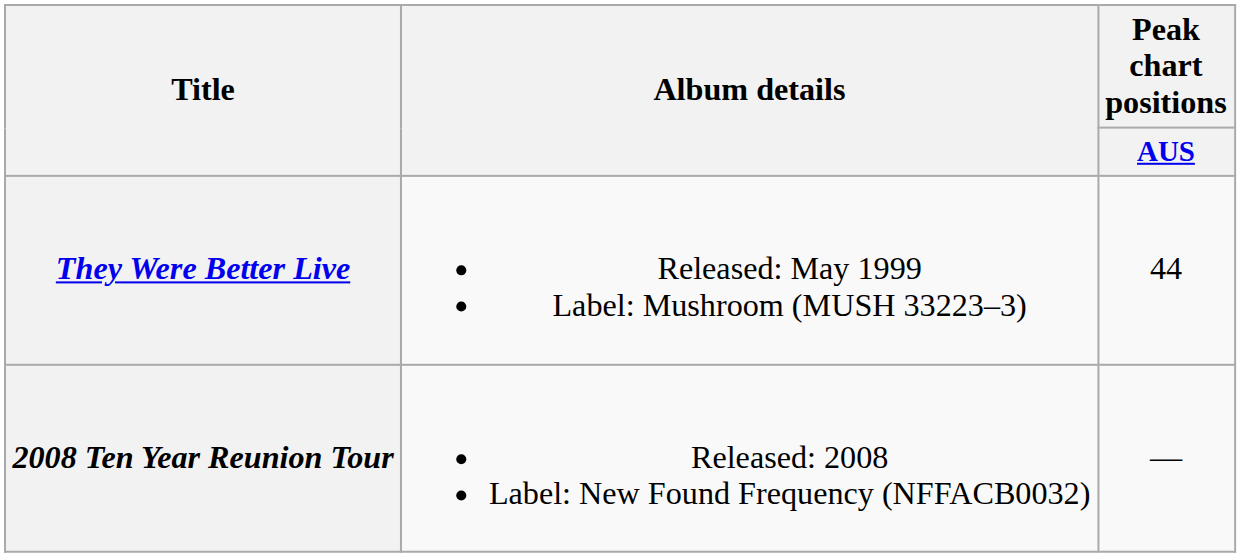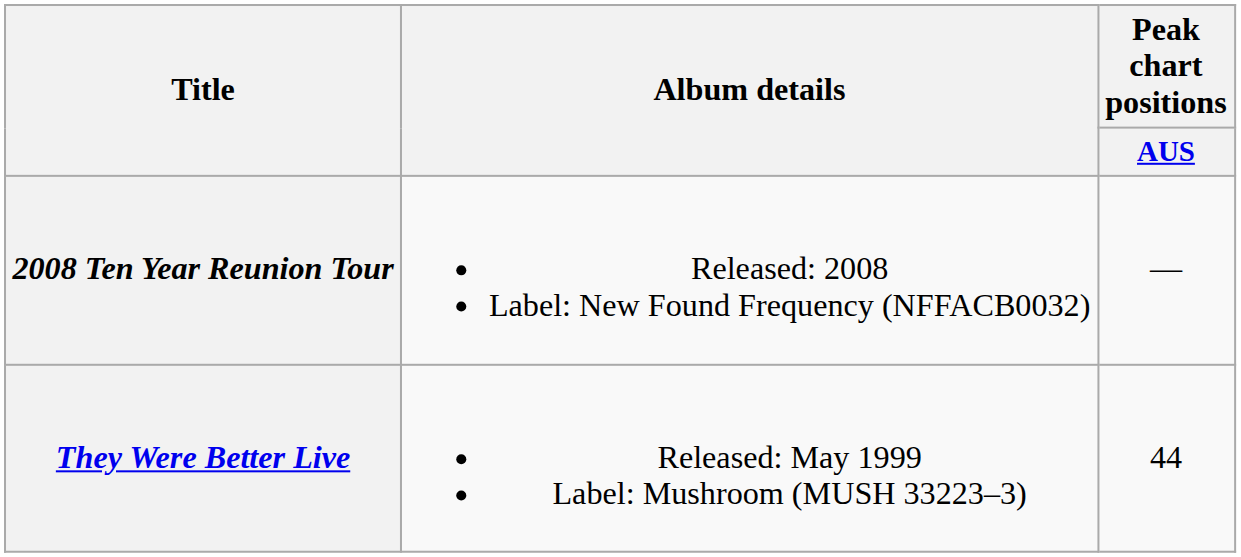rows swapped: (203, 269) <-> (203, 457)
